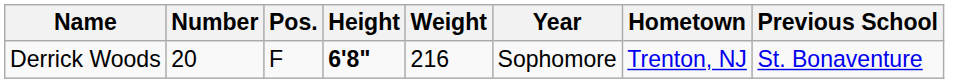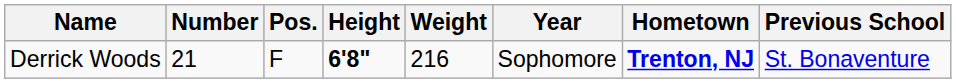(184, 59) 20 -> (184, 59) 21
(687, 59) normal -> (691, 59) bold
